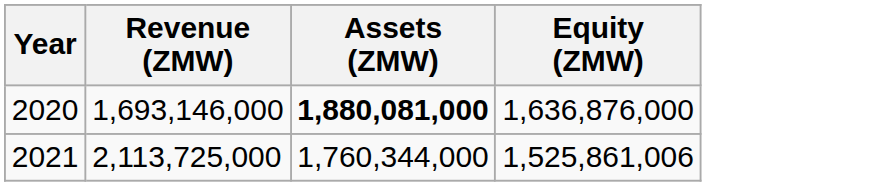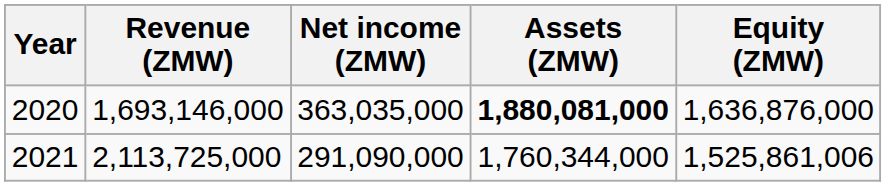+ column: (381, 45)
